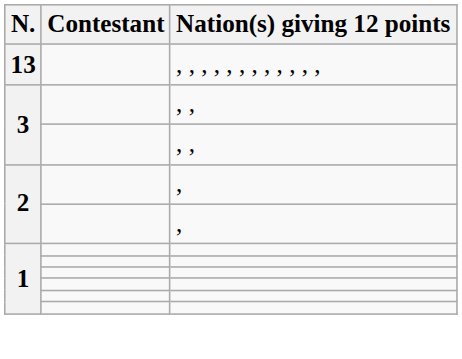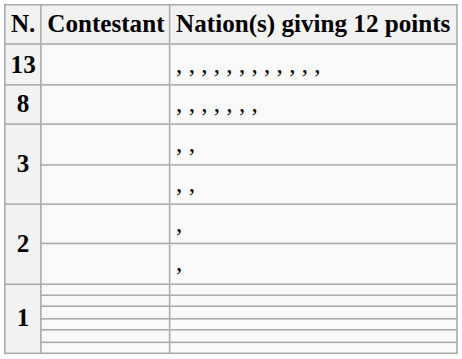+ row: (23, 104)
